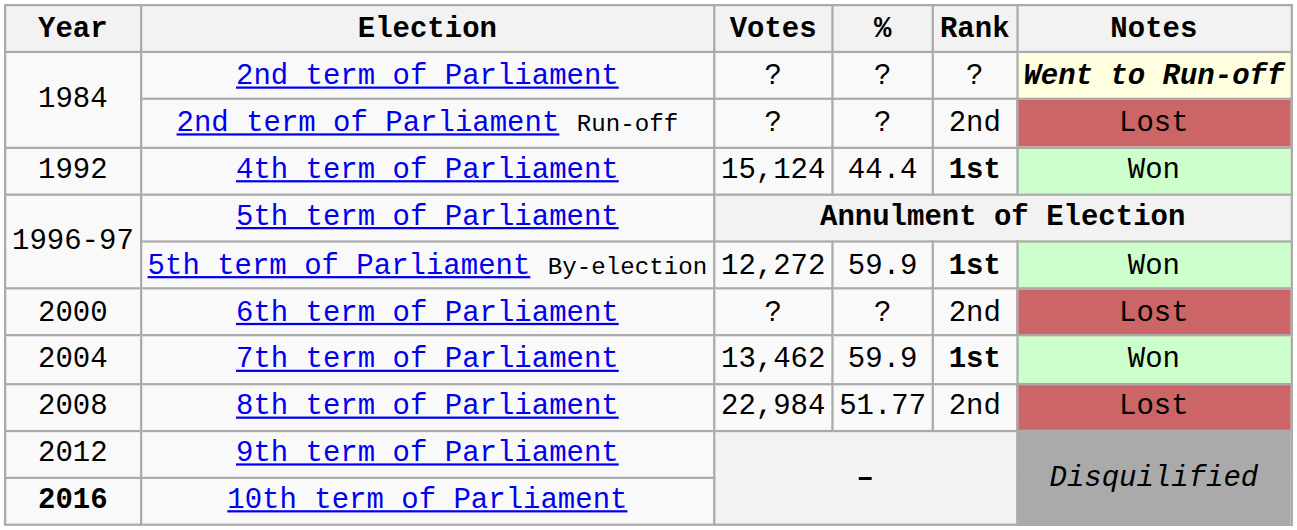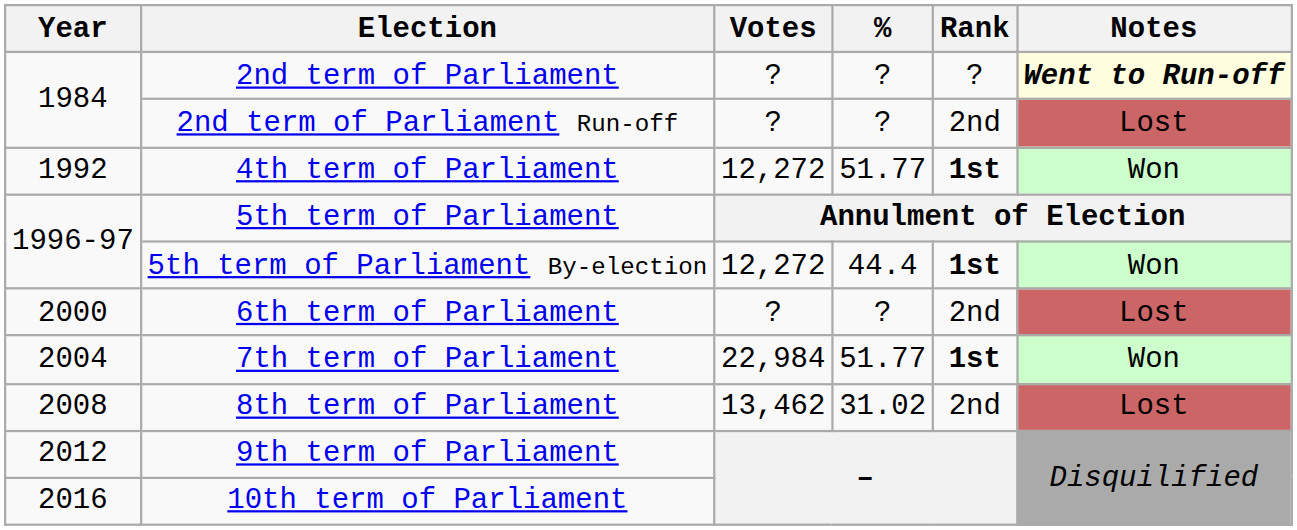(773, 170) 15,124 -> (773, 170) 12,272
(883, 170) 44.4 -> (883, 170) 51.77
(883, 265) 59.9 -> (883, 265) 44.4
(773, 359) 13,462 -> (773, 359) 22,984
(883, 359) 59.9 -> (883, 359) 51.77
(773, 407) 22,984 -> (773, 407) 13,462
(883, 407) 51.77 -> (883, 407) 31.02
(73, 501) bold -> (73, 501) normal
